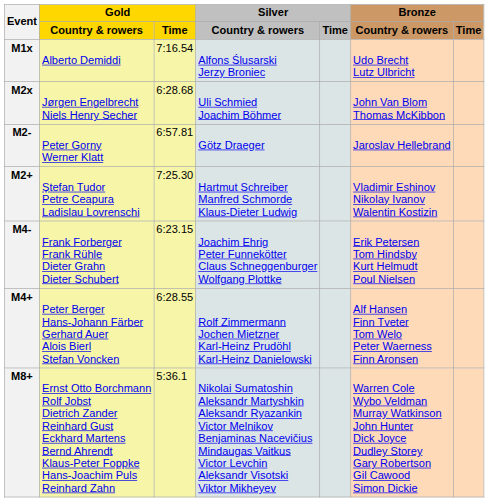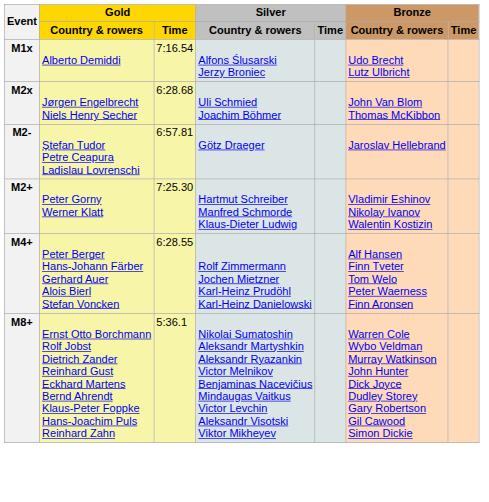(73, 151) Peter Gorny Werner Klatt -> (91, 157) Ștefan Tudor Petre Ceapura Ladislau Lovrenschi
(91, 200) Ștefan Tudor Petre Ceapura Ladislau Lovrenschi -> (73, 206) Peter Gorny Werner Klatt
- row: (22, 230)
